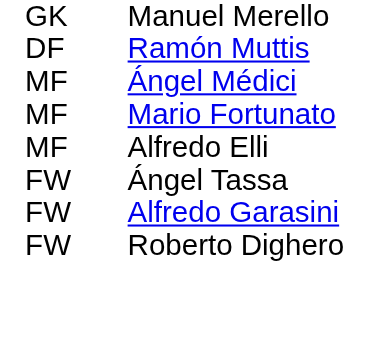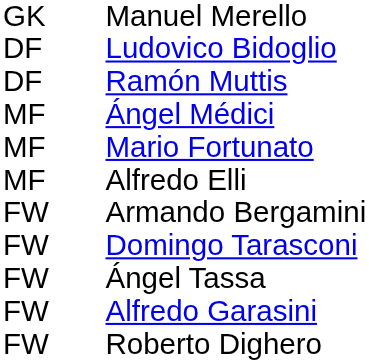+ row: (221, 48)
+ row: (236, 212)
+ row: (231, 245)
